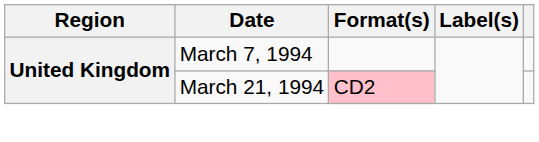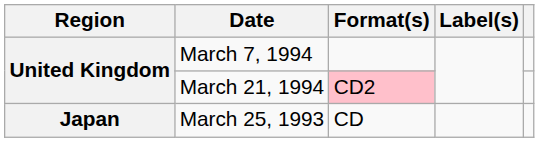+ row: (252, 119)
